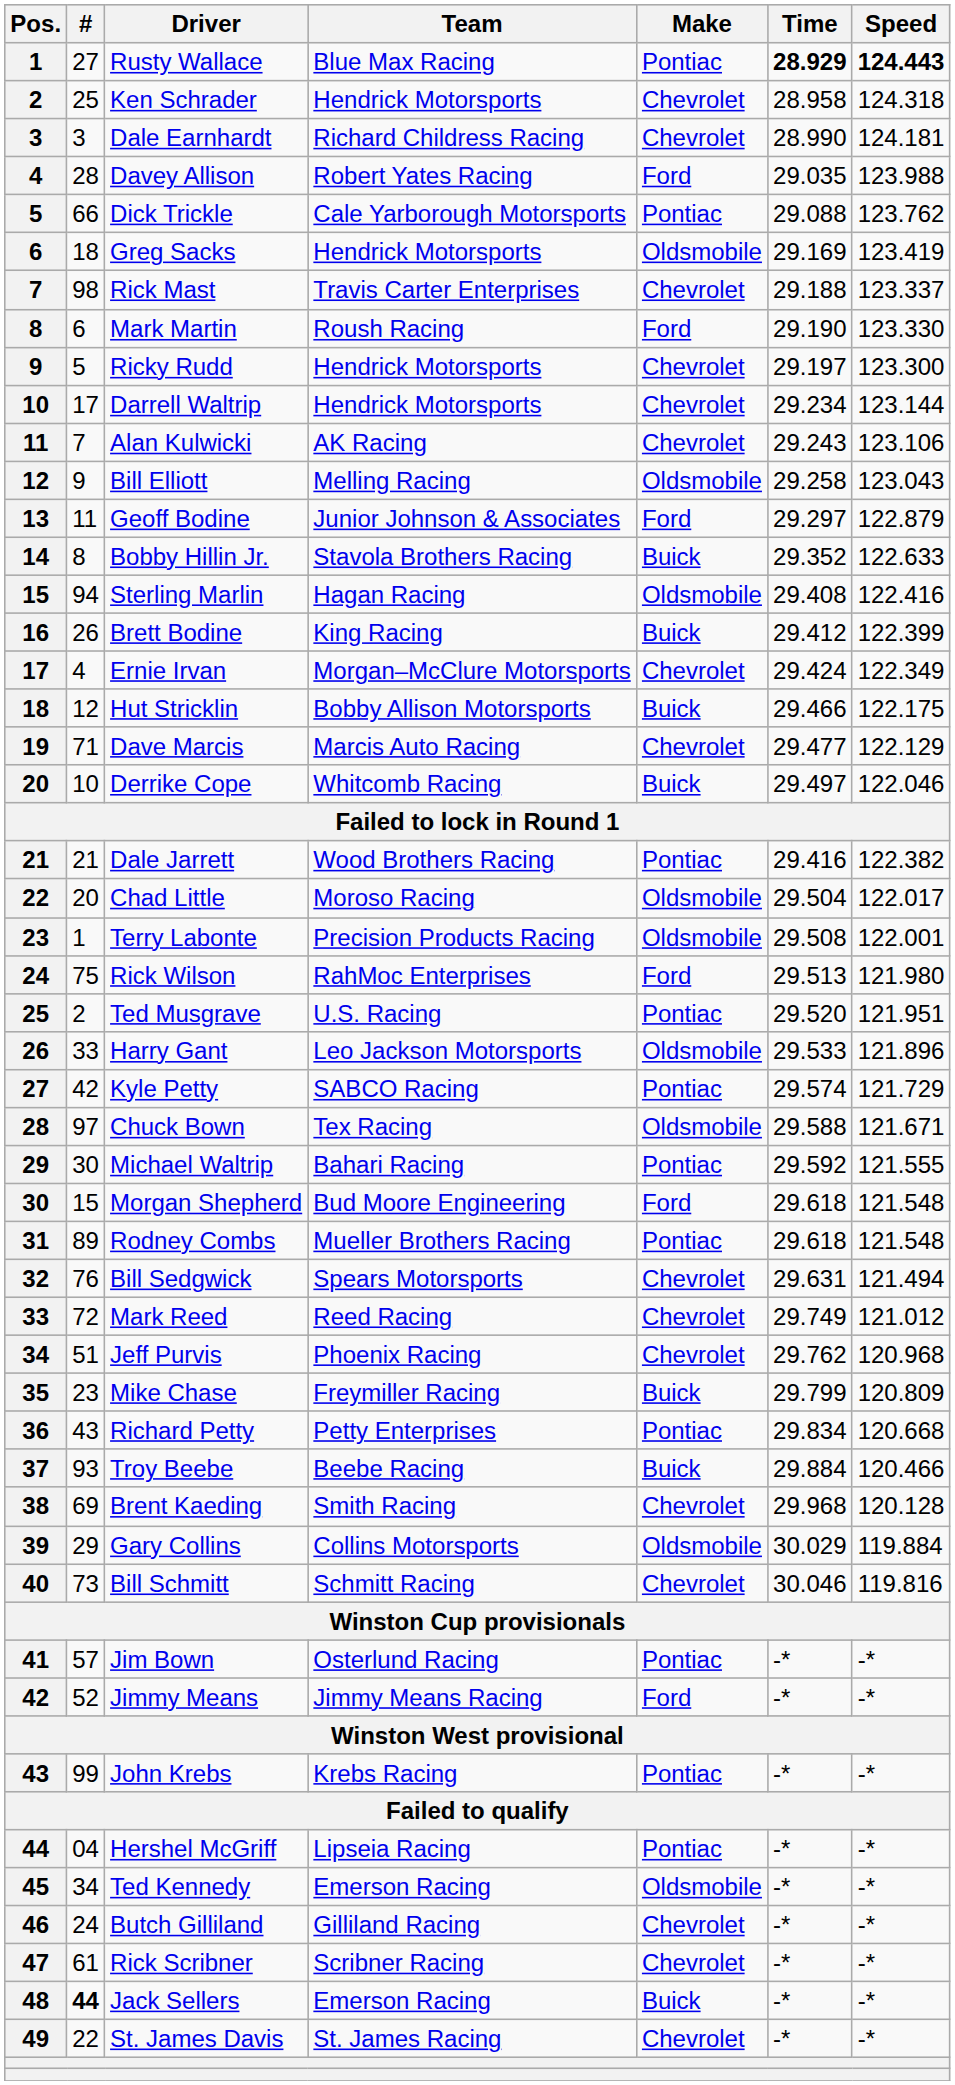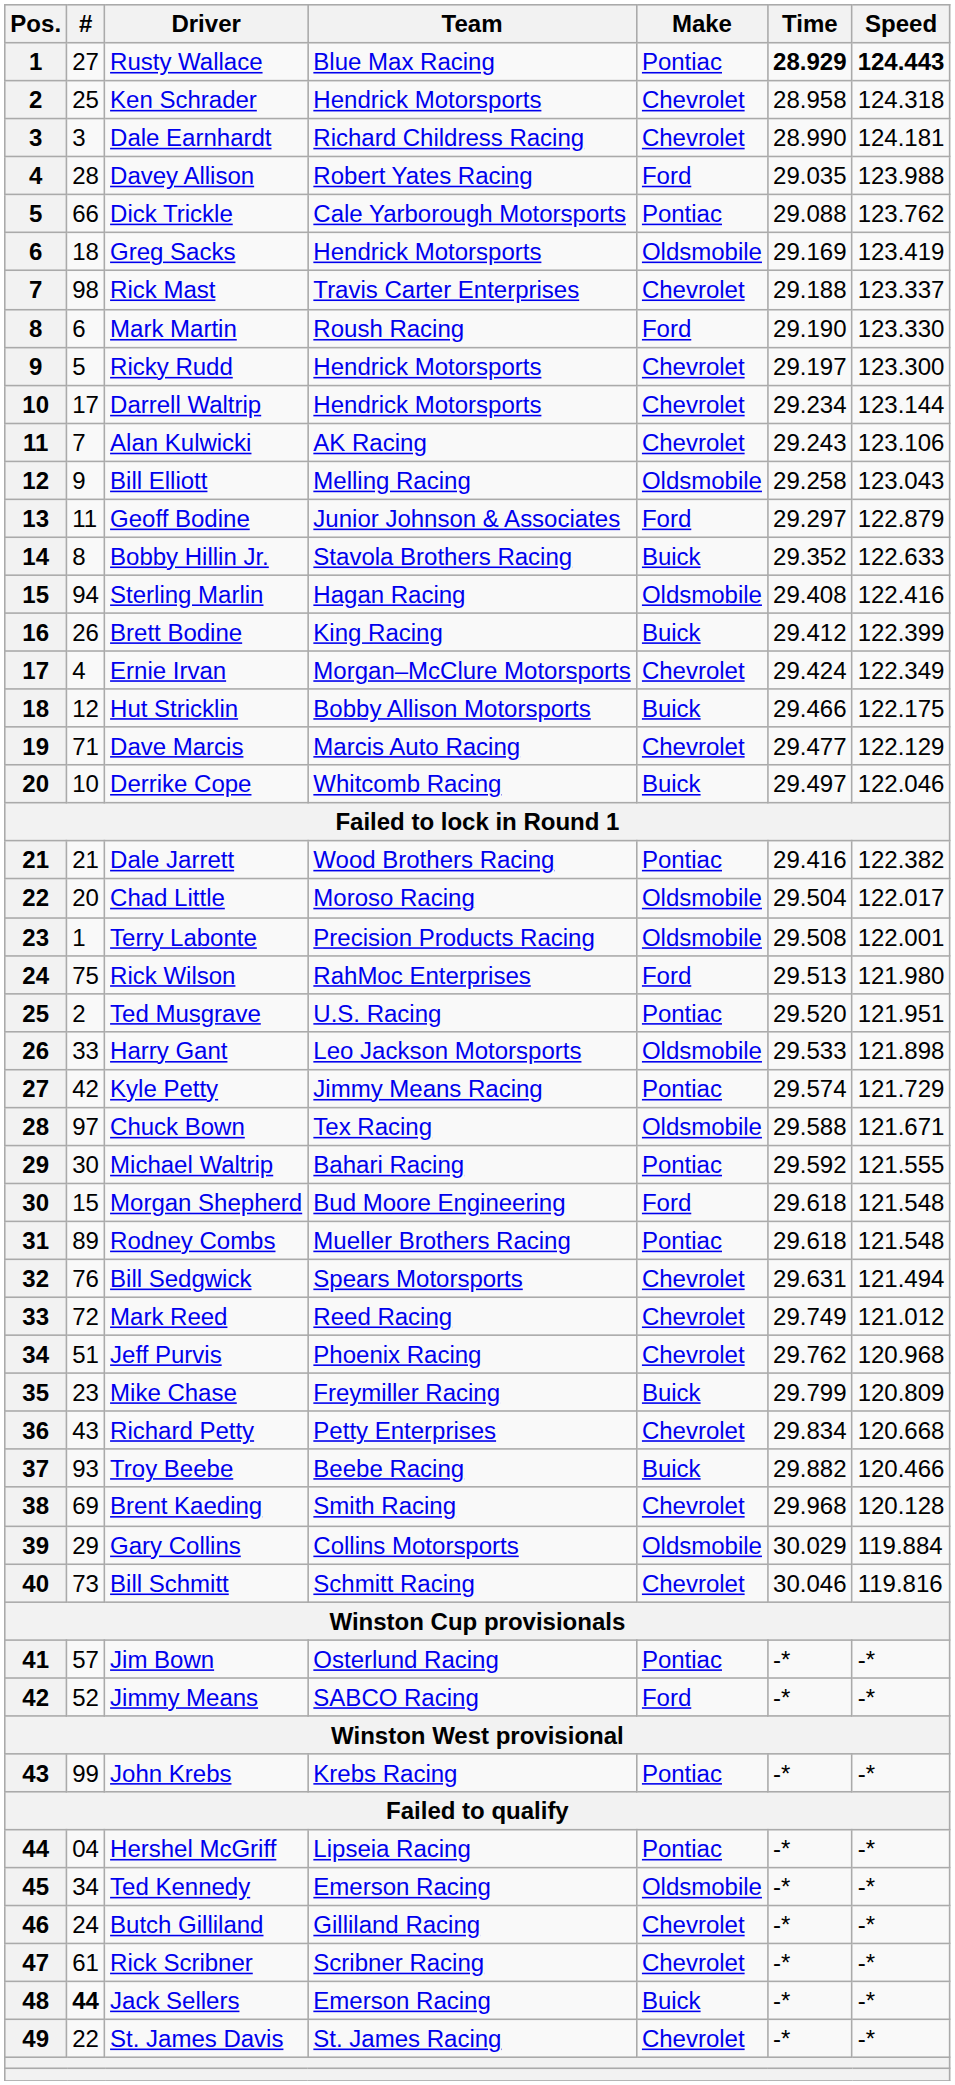(901, 1050) 121.896 -> (901, 1050) 121.898
(396, 1089) SABCO Racing -> (428, 1089) Jimmy Means Racing
(682, 1431) Pontiac -> (693, 1431) Chevrolet
(810, 1469) 29.884 -> (810, 1469) 29.882
(428, 1697) Jimmy Means Racing -> (396, 1697) SABCO Racing
